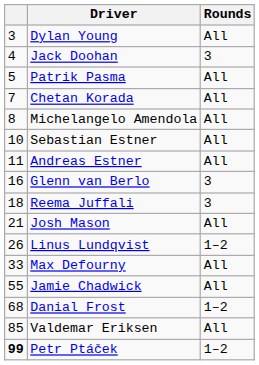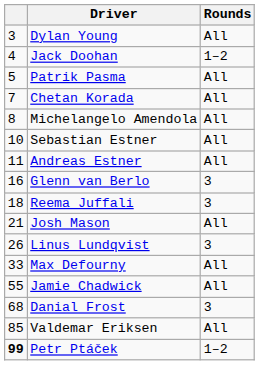(208, 57) 3 -> (216, 57) 1–2
(216, 245) 1–2 -> (208, 245) 3
(216, 308) 1–2 -> (208, 308) 3
